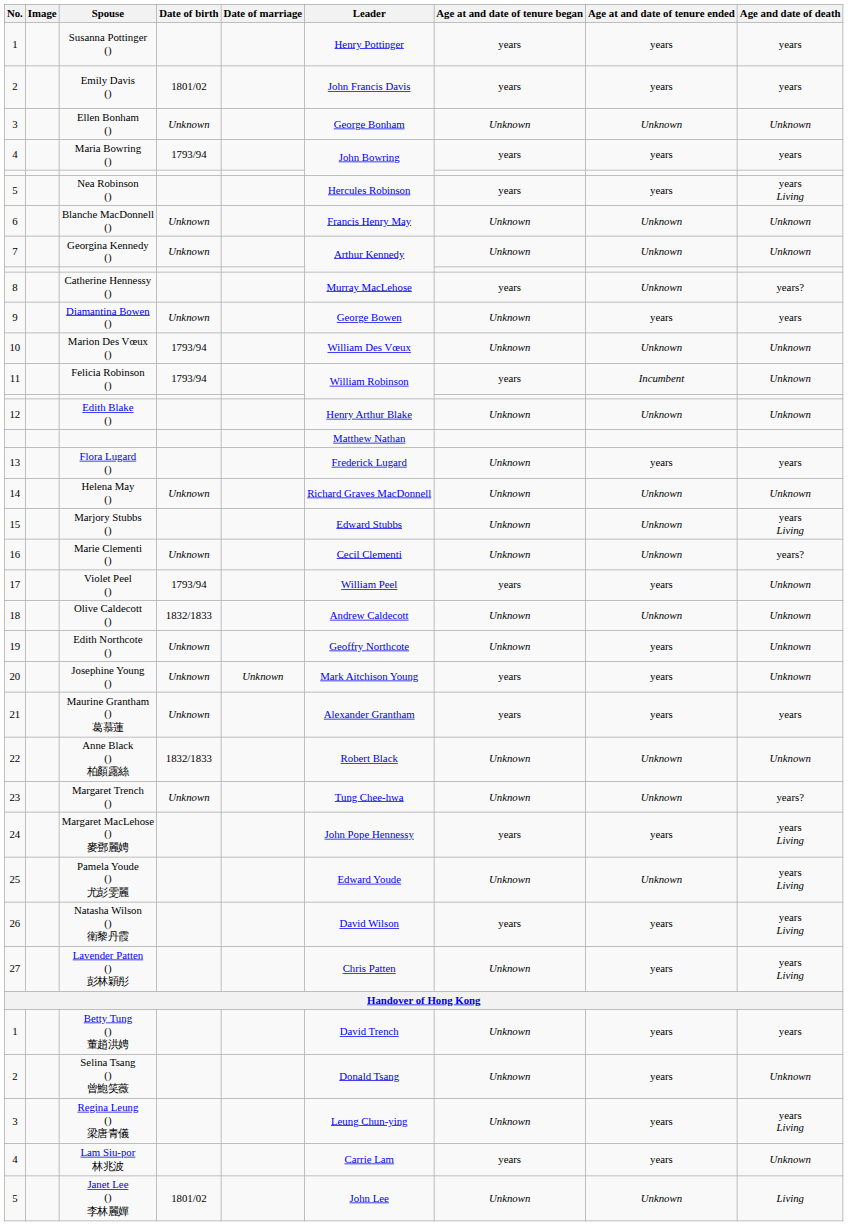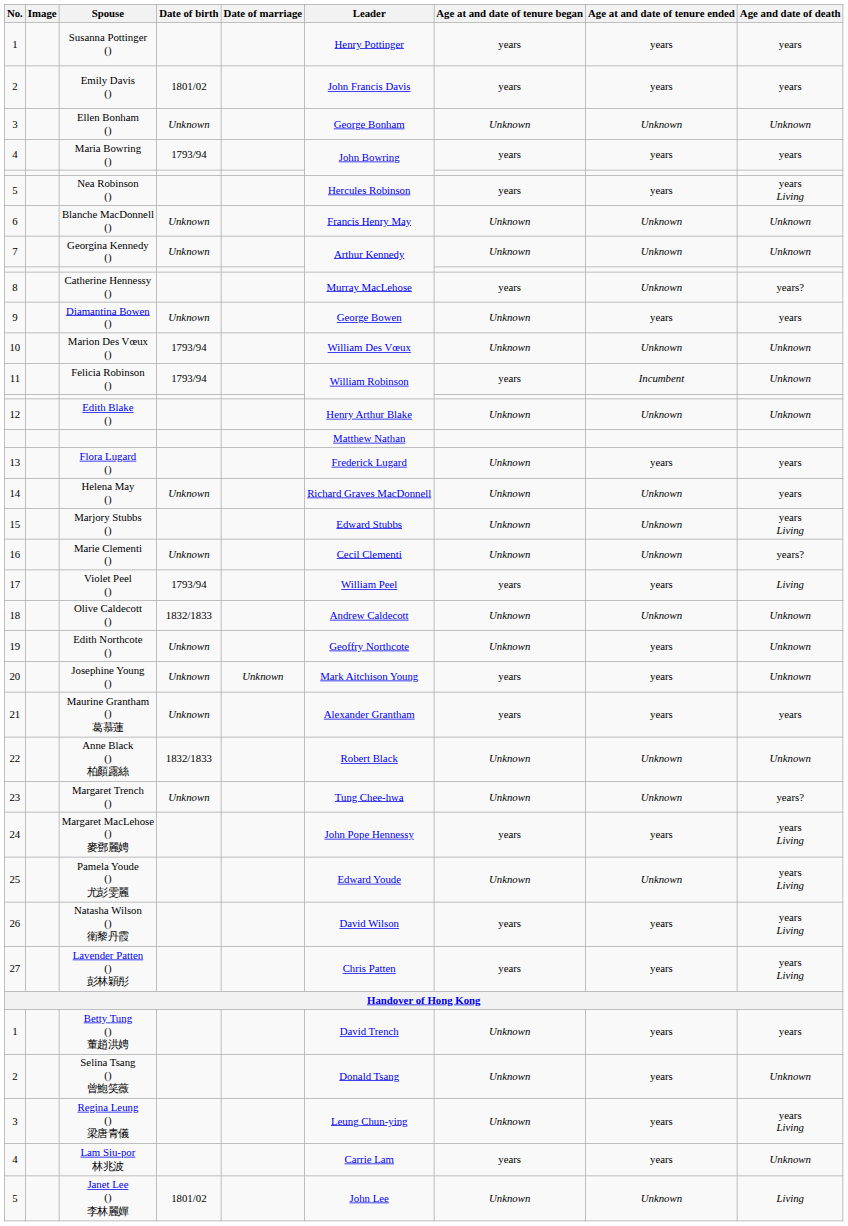(790, 493) Unknown -> (790, 493) years
(790, 585) Unknown -> (790, 585) Living
(510, 969) Unknown -> (510, 969) years
